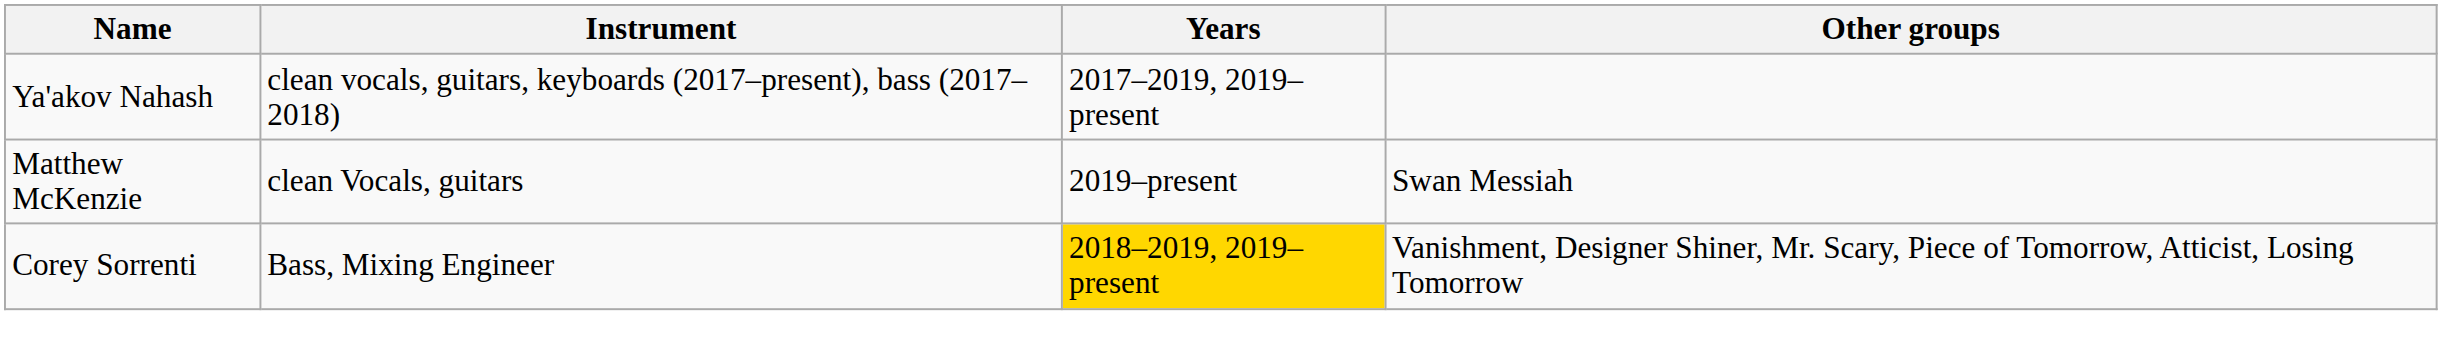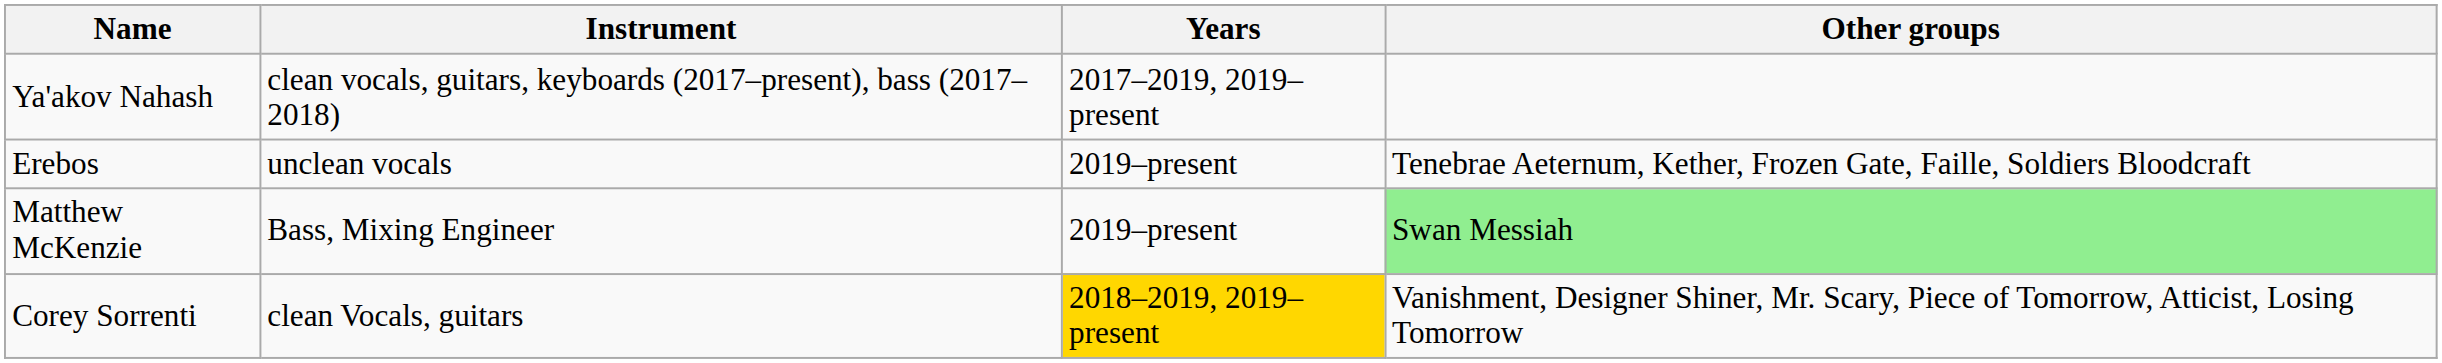+ row: (55, 163)
(395, 180) clean Vocals, guitars -> (411, 230) Bass, Mixing Engineer
(1483, 180) no background -> (1483, 230) lightgreen background
(411, 265) Bass, Mixing Engineer -> (395, 314) clean Vocals, guitars
